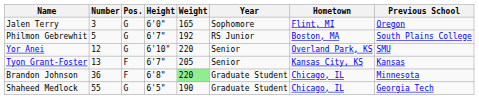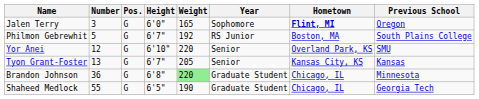(313, 24) normal -> (313, 24) bold
(126, 62) F -> (126, 62) G
(126, 75) F -> (126, 75) G
